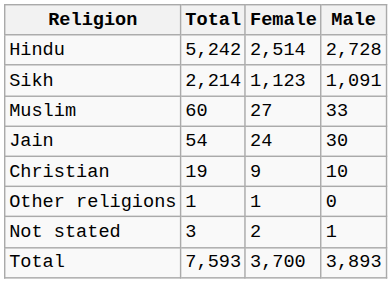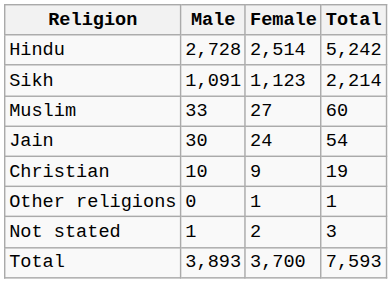columns swapped: (213, 20) <-> (354, 20)
